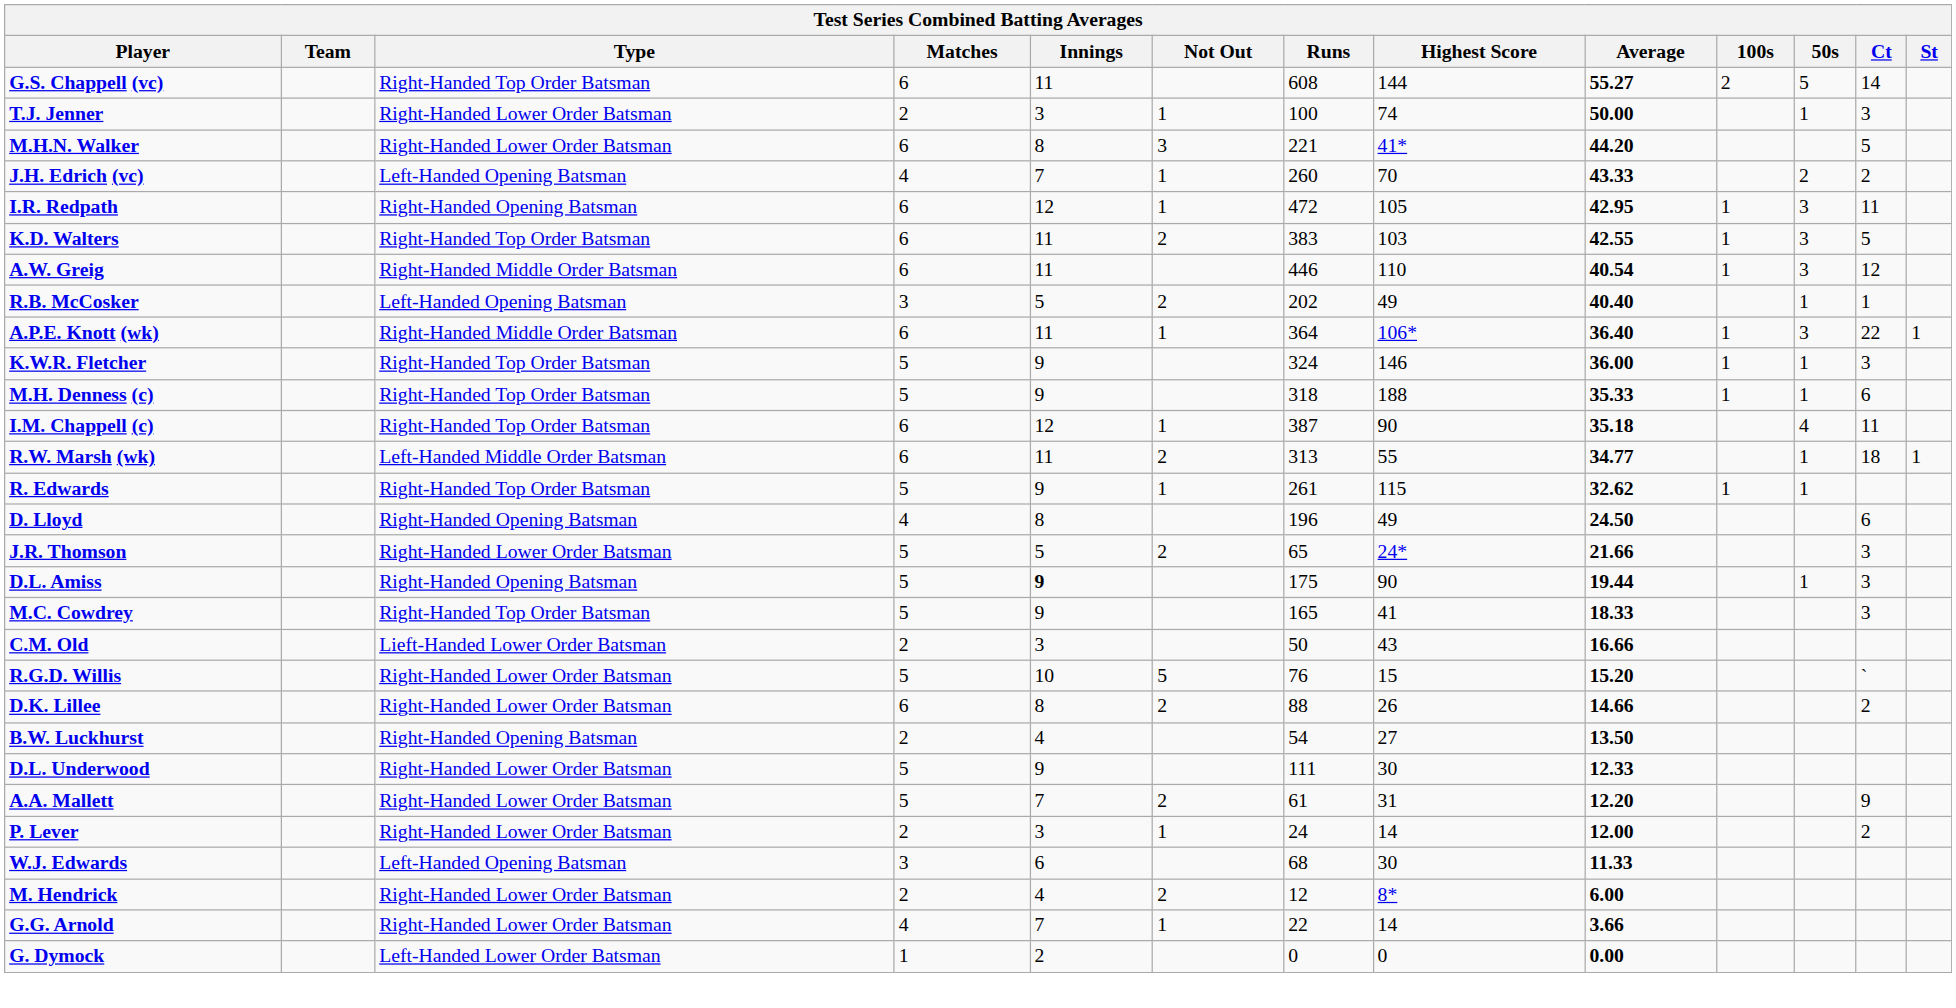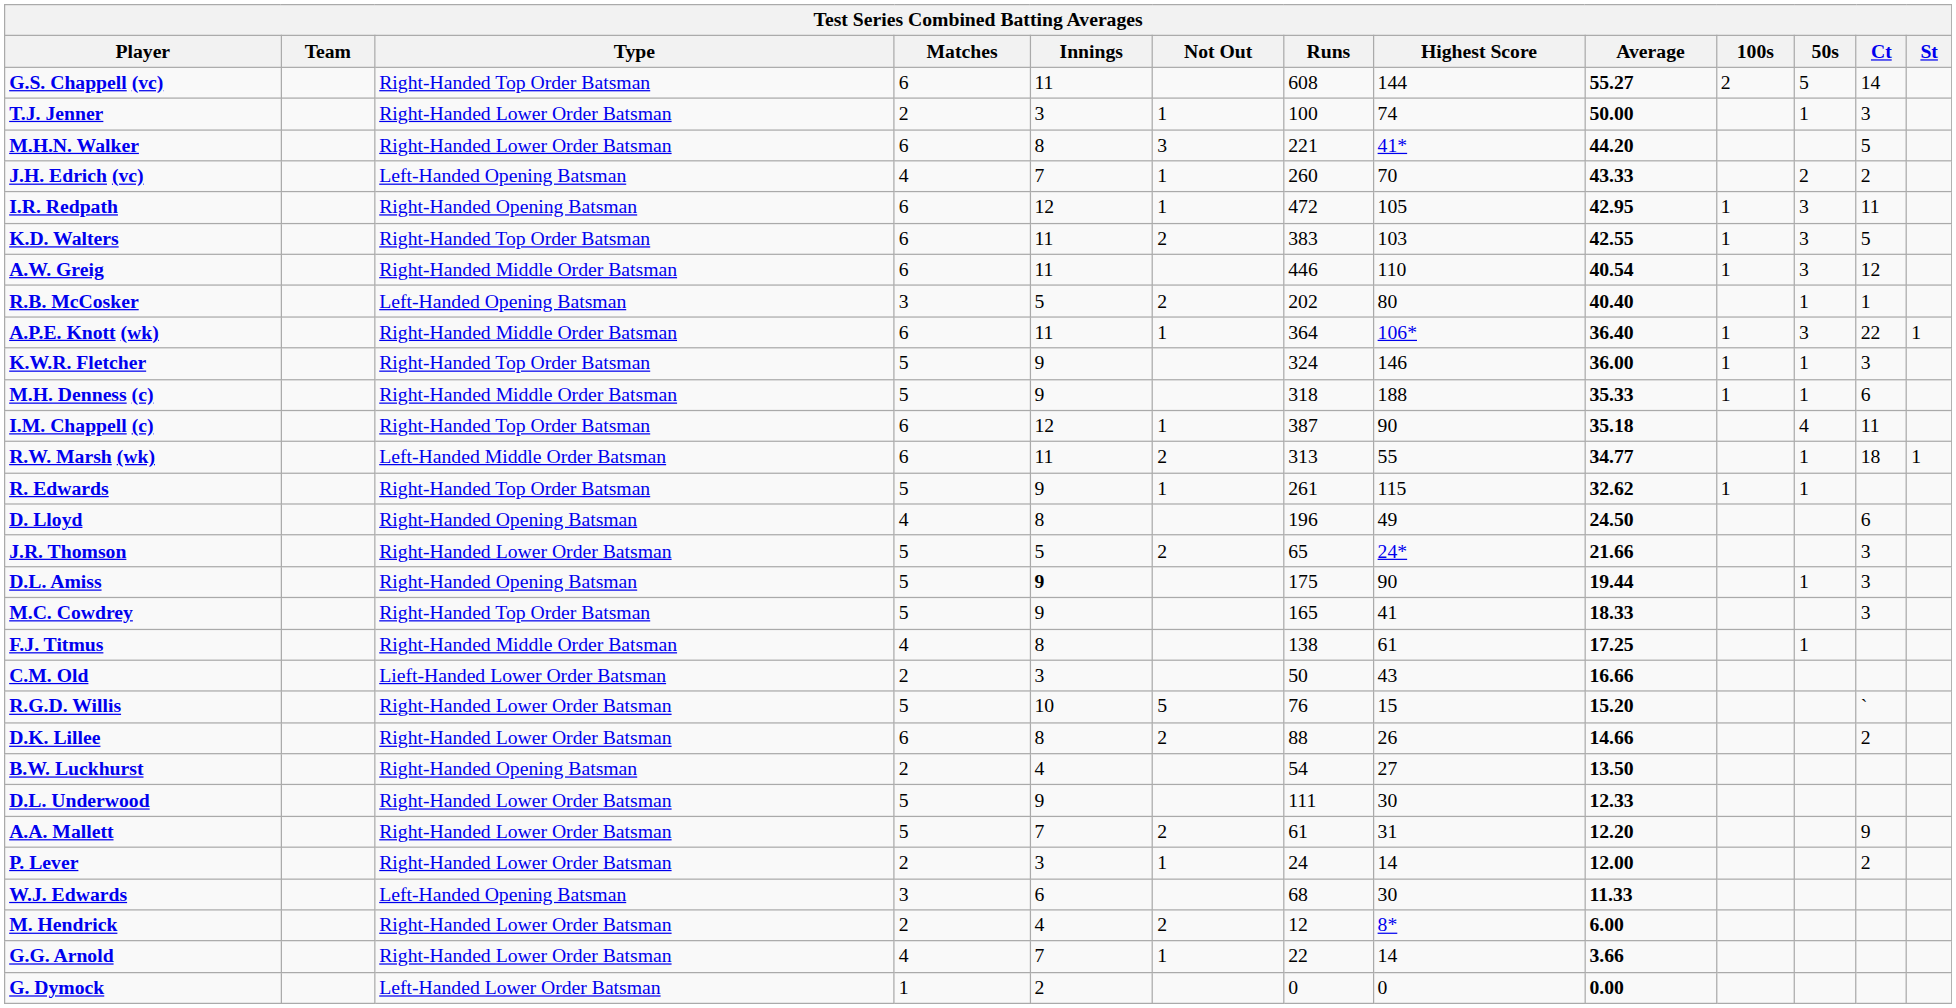(1387, 301) 49 -> (1387, 301) 80
(515, 394) Right-Handed Top Order Batsman -> (528, 394) Right-Handed Middle Order Batsman
+ row: (56, 644)
